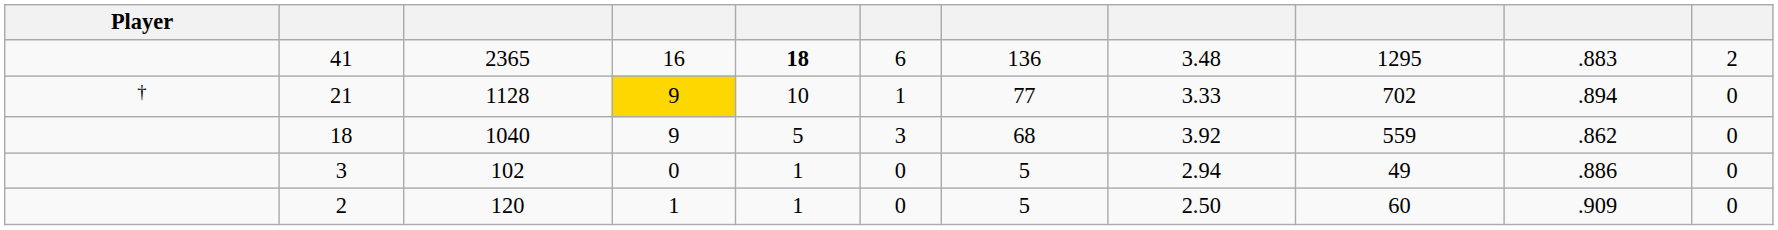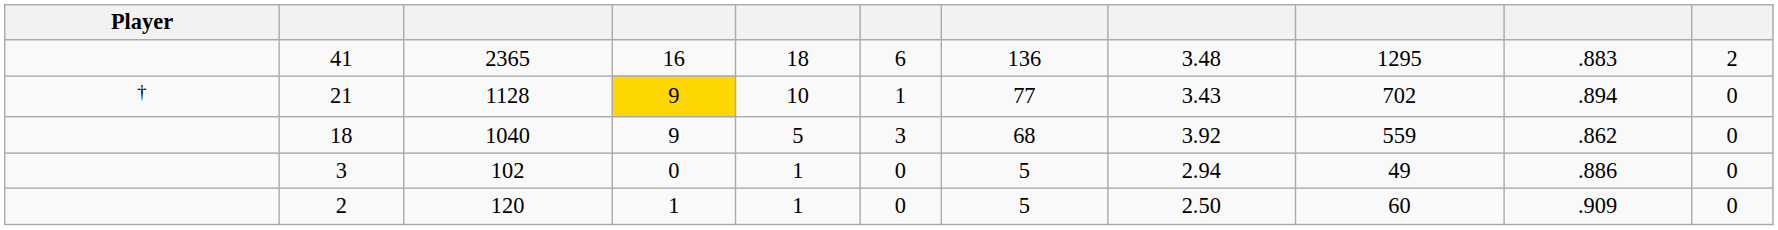(798, 57) bold -> (798, 57) normal
(1201, 96) 3.33 -> (1201, 96) 3.43
